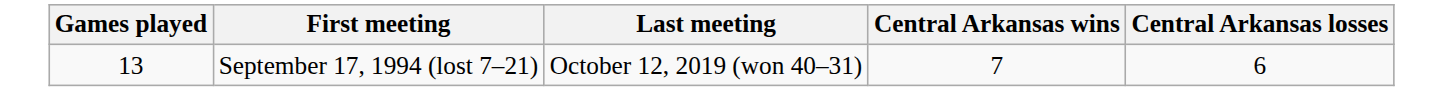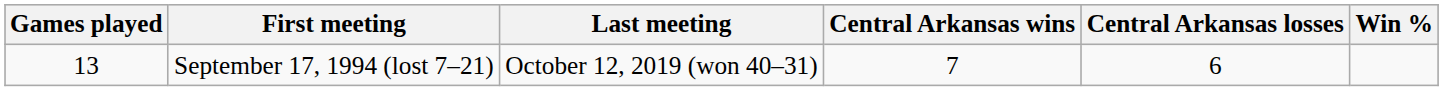+ column: (1394, 24)
